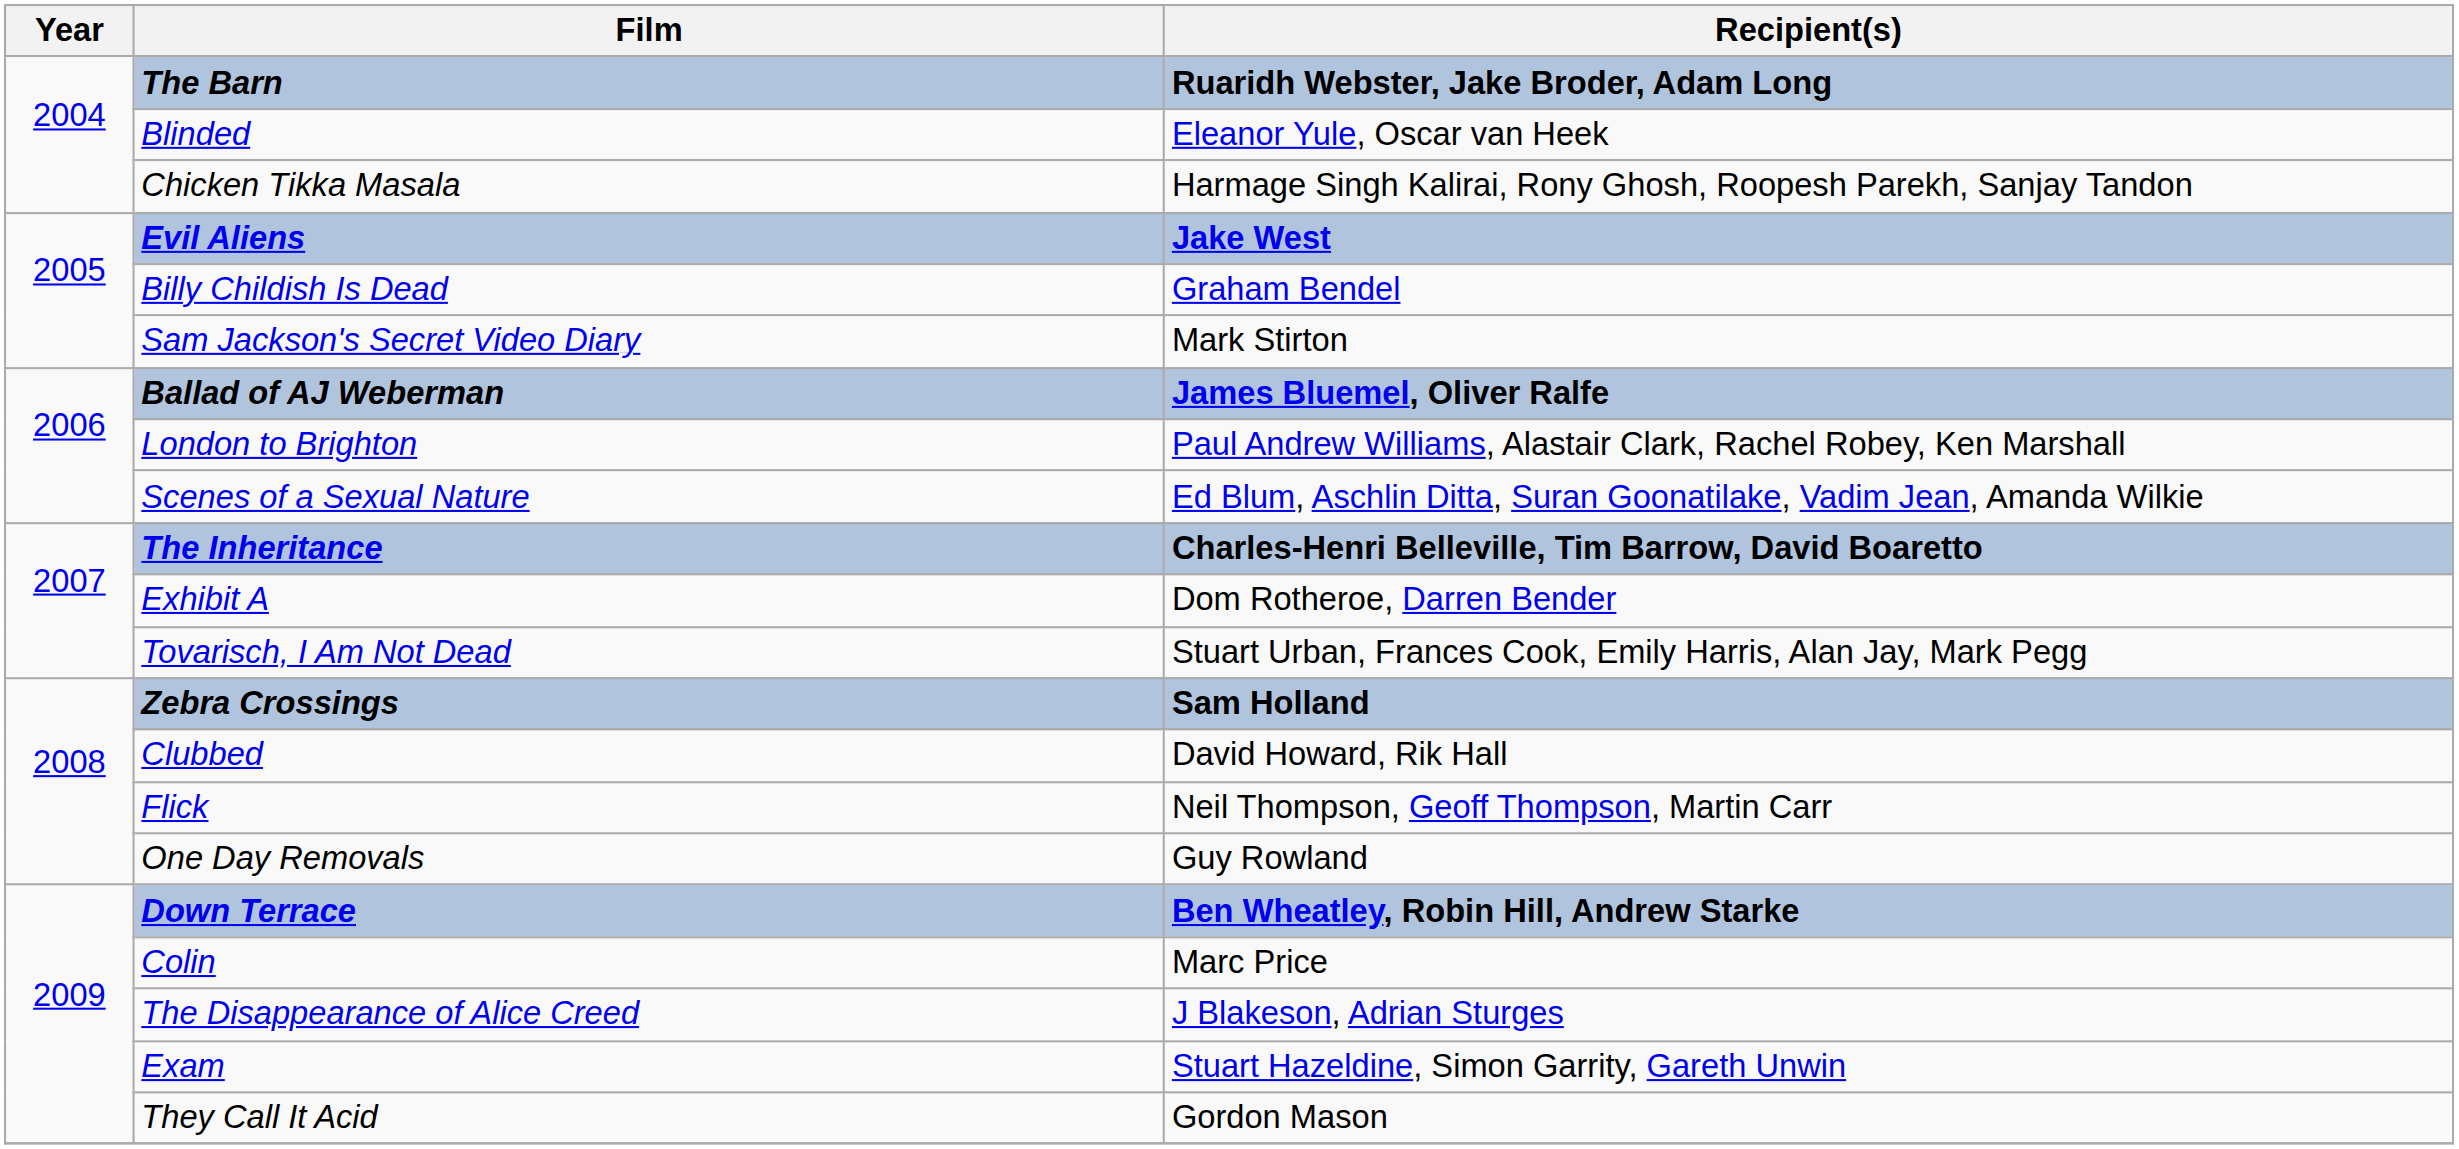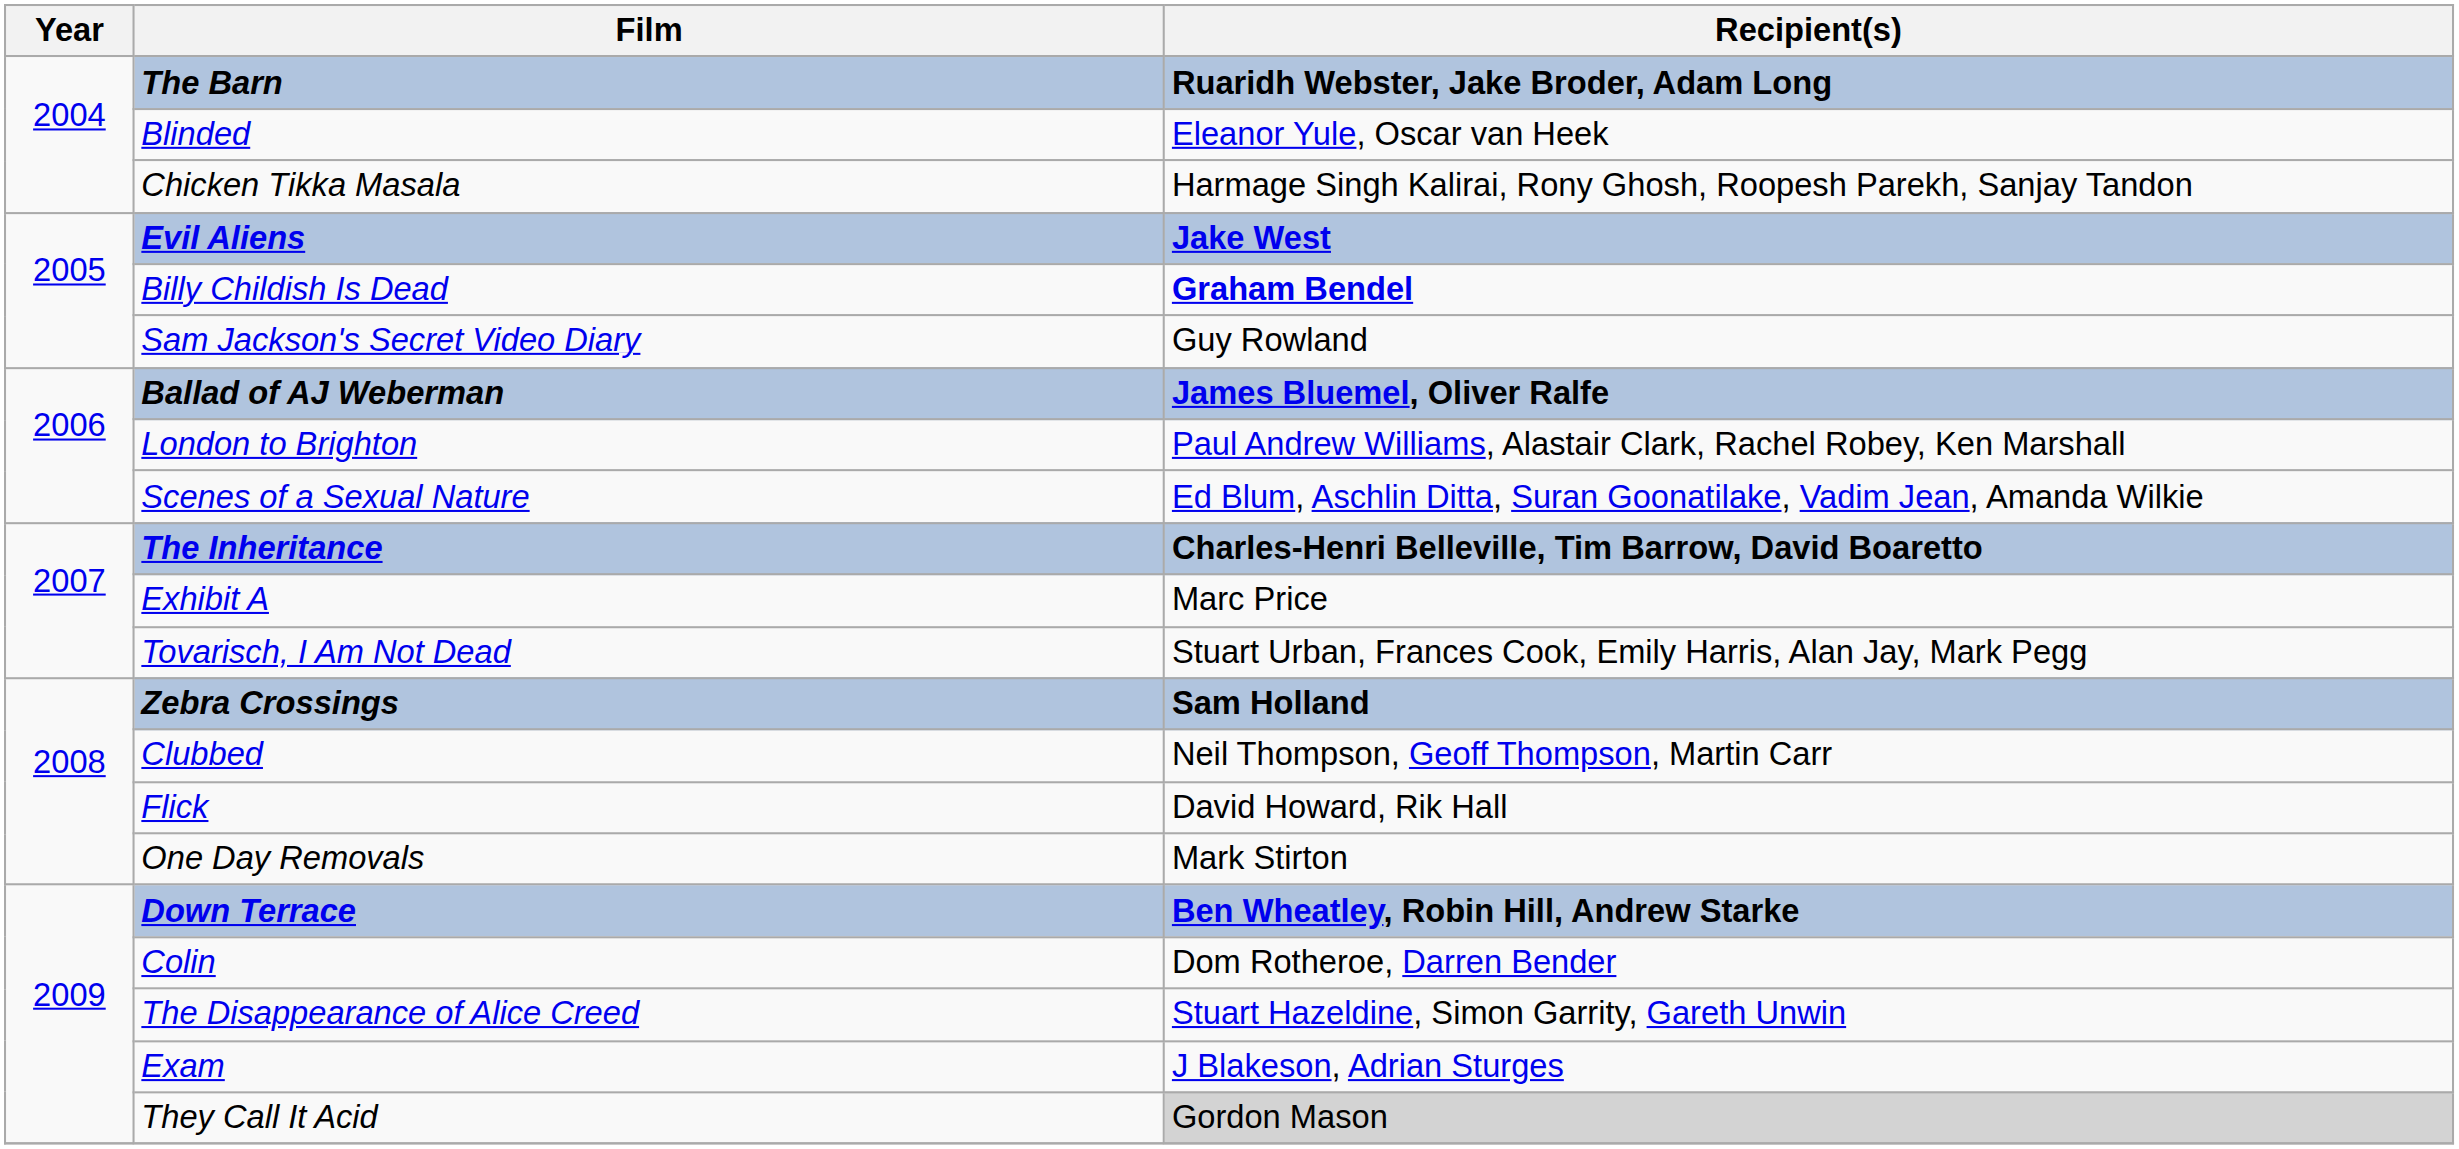(1286, 289) normal -> (1293, 289) bold
(1260, 340) Mark Stirton -> (1270, 340) Guy Rowland
(1394, 599) Dom Rotheroe, Darren Bender -> (1250, 599) Marc Price
(1340, 755) David Howard, Rik Hall -> (1502, 755) Neil Thompson, Geoff Thompson, Martin Carr
(1502, 806) Neil Thompson, Geoff Thompson, Martin Carr -> (1340, 806) David Howard, Rik Hall
(1270, 858) Guy Rowland -> (1260, 858) Mark Stirton
(1250, 962) Marc Price -> (1394, 962) Dom Rotheroe, Darren Bender
(1368, 1013) J Blakeson, Adrian Sturges -> (1509, 1013) Stuart Hazeldine, Simon Garrity, Gareth Unwin
(1509, 1065) Stuart Hazeldine, Simon Garrity, Gareth Unwin -> (1368, 1065) J Blakeson, Adrian Sturges
(1280, 1117) no background -> (1280, 1117) lightgrey background
